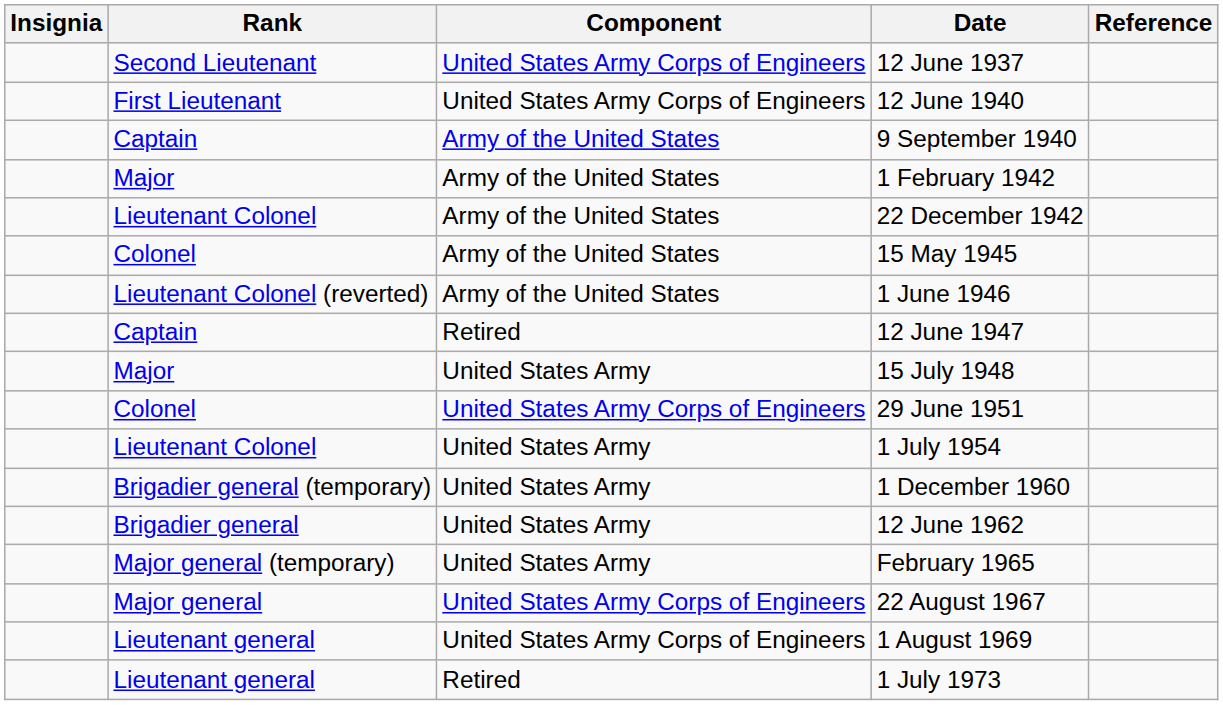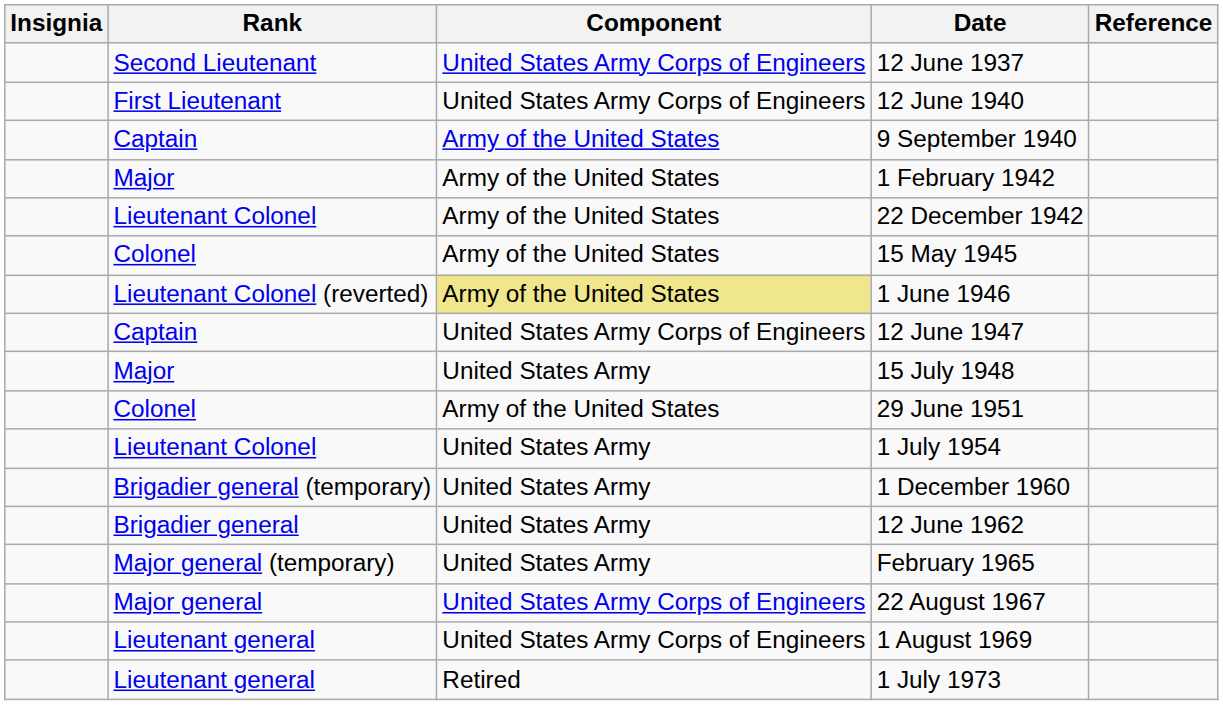(581, 293) no background -> (581, 293) khaki background
(482, 332) Retired -> (654, 332) United States Army Corps of Engineers
(654, 409) United States Army Corps of Engineers -> (581, 409) Army of the United States
